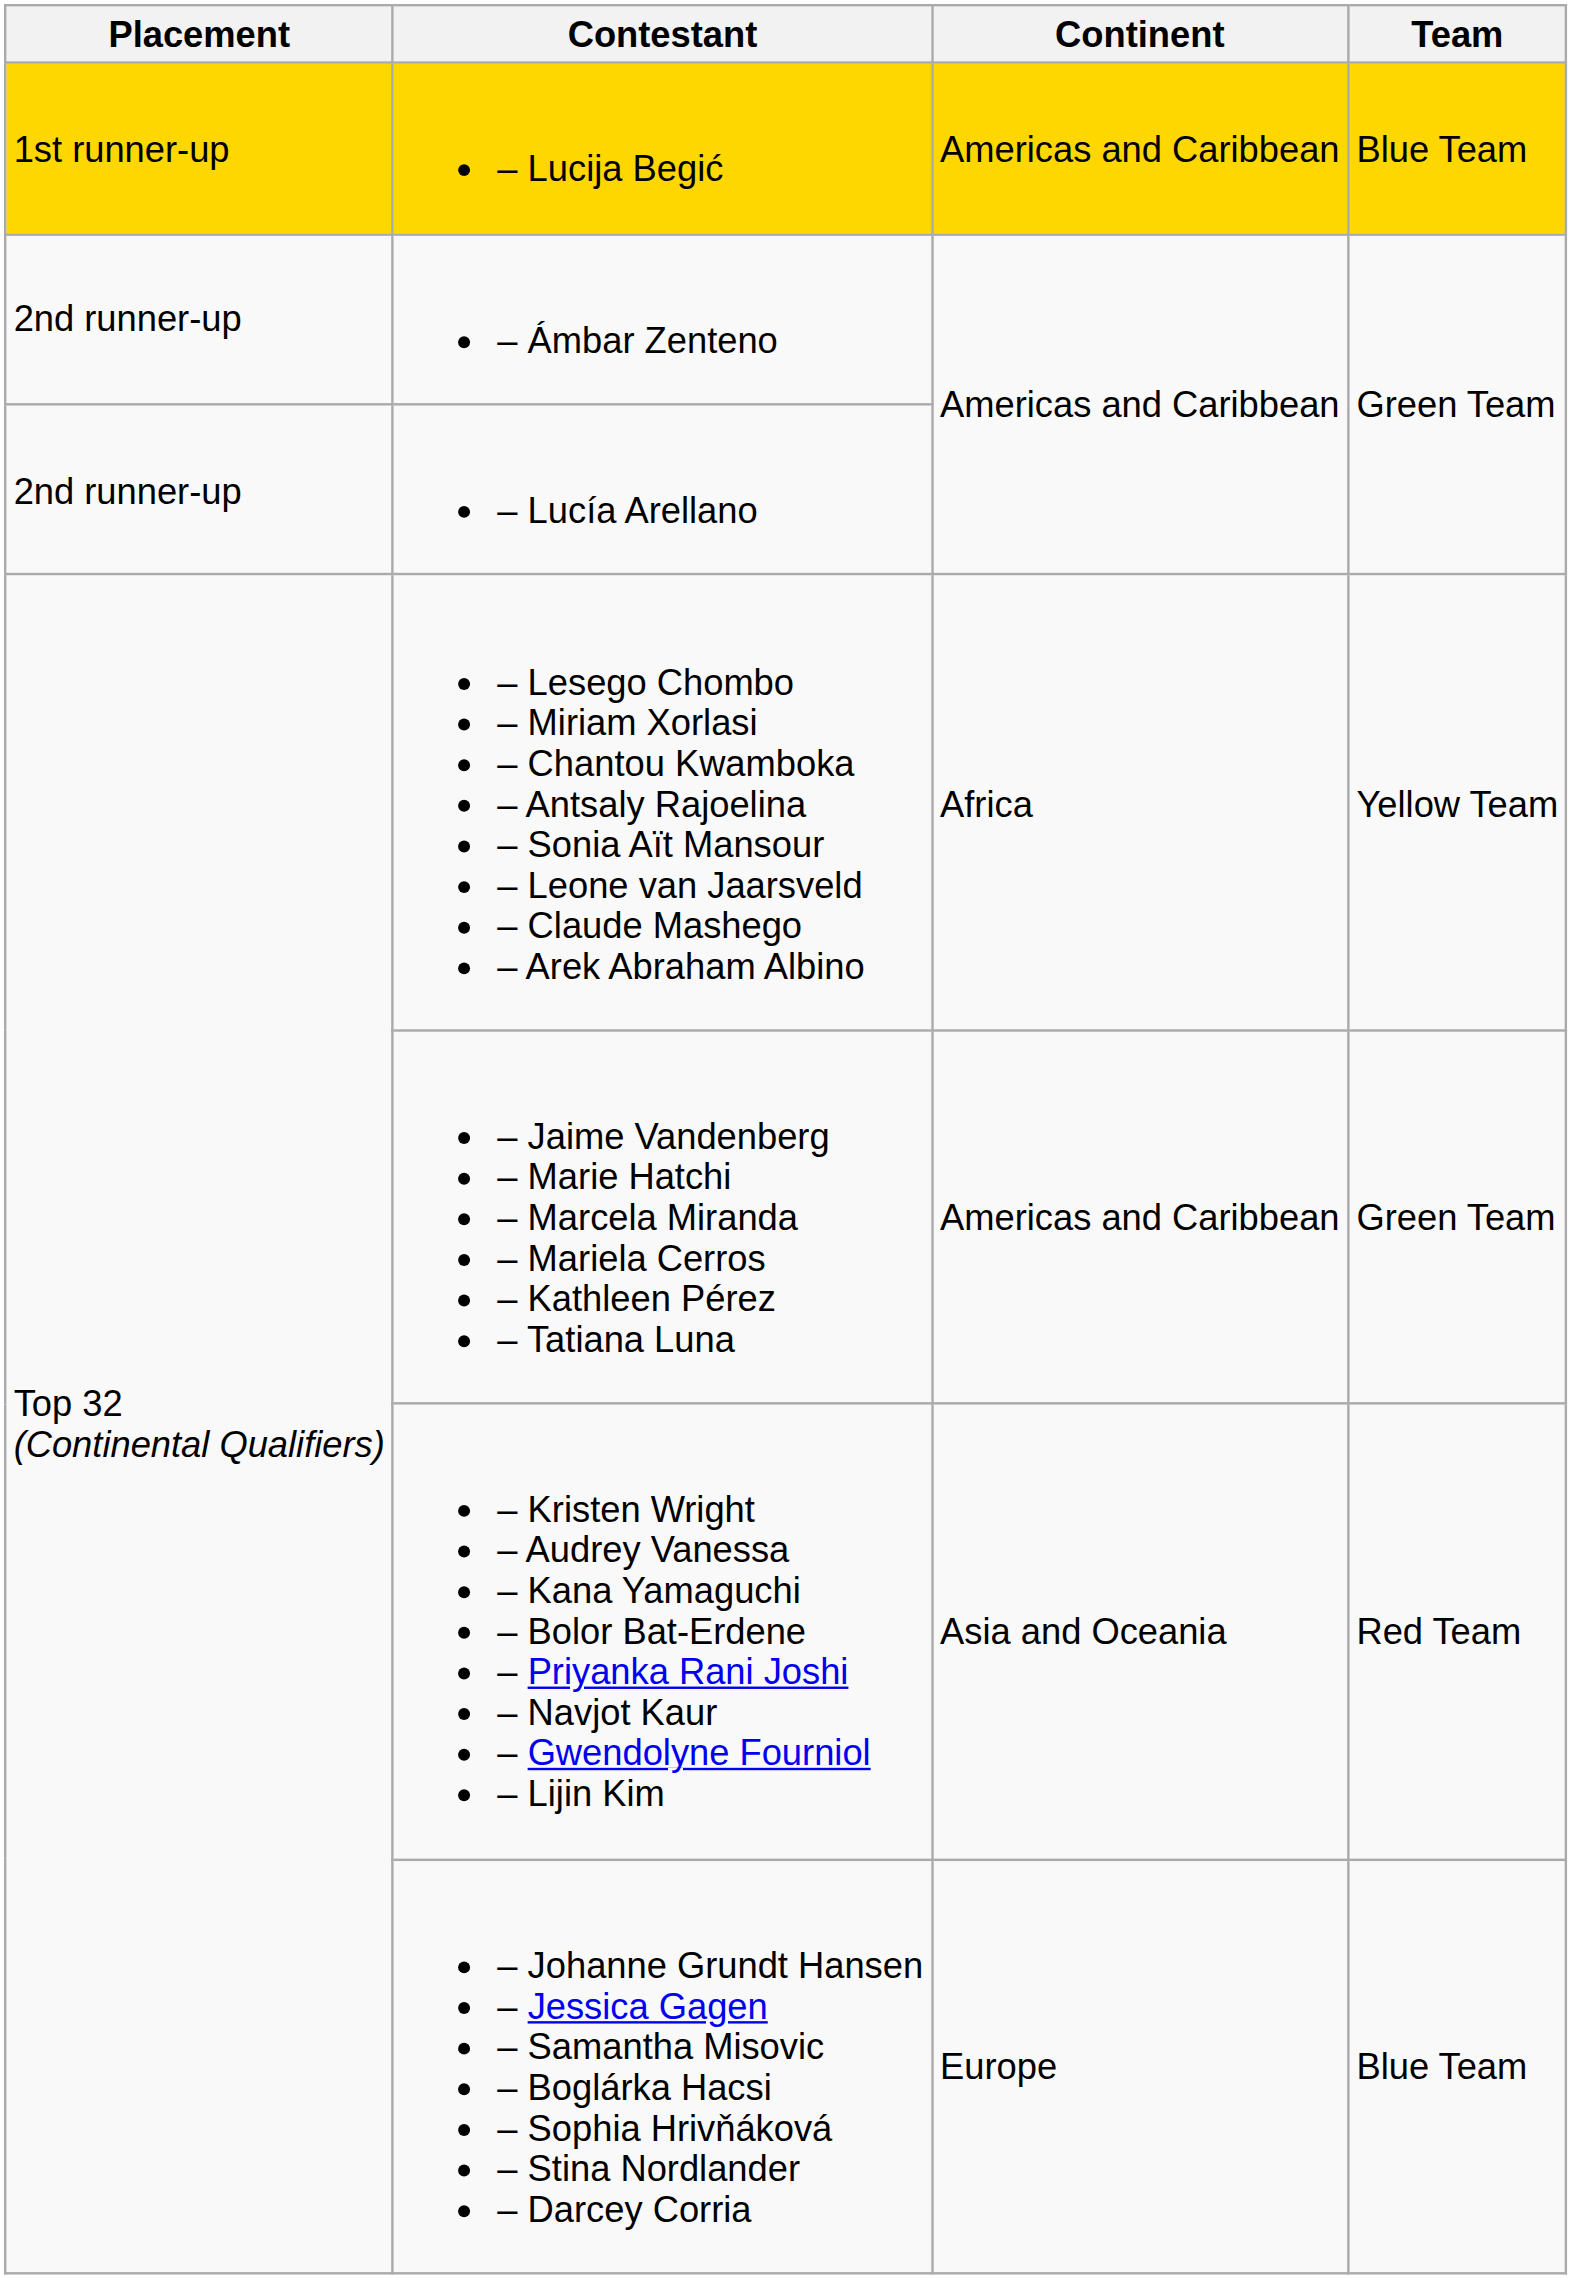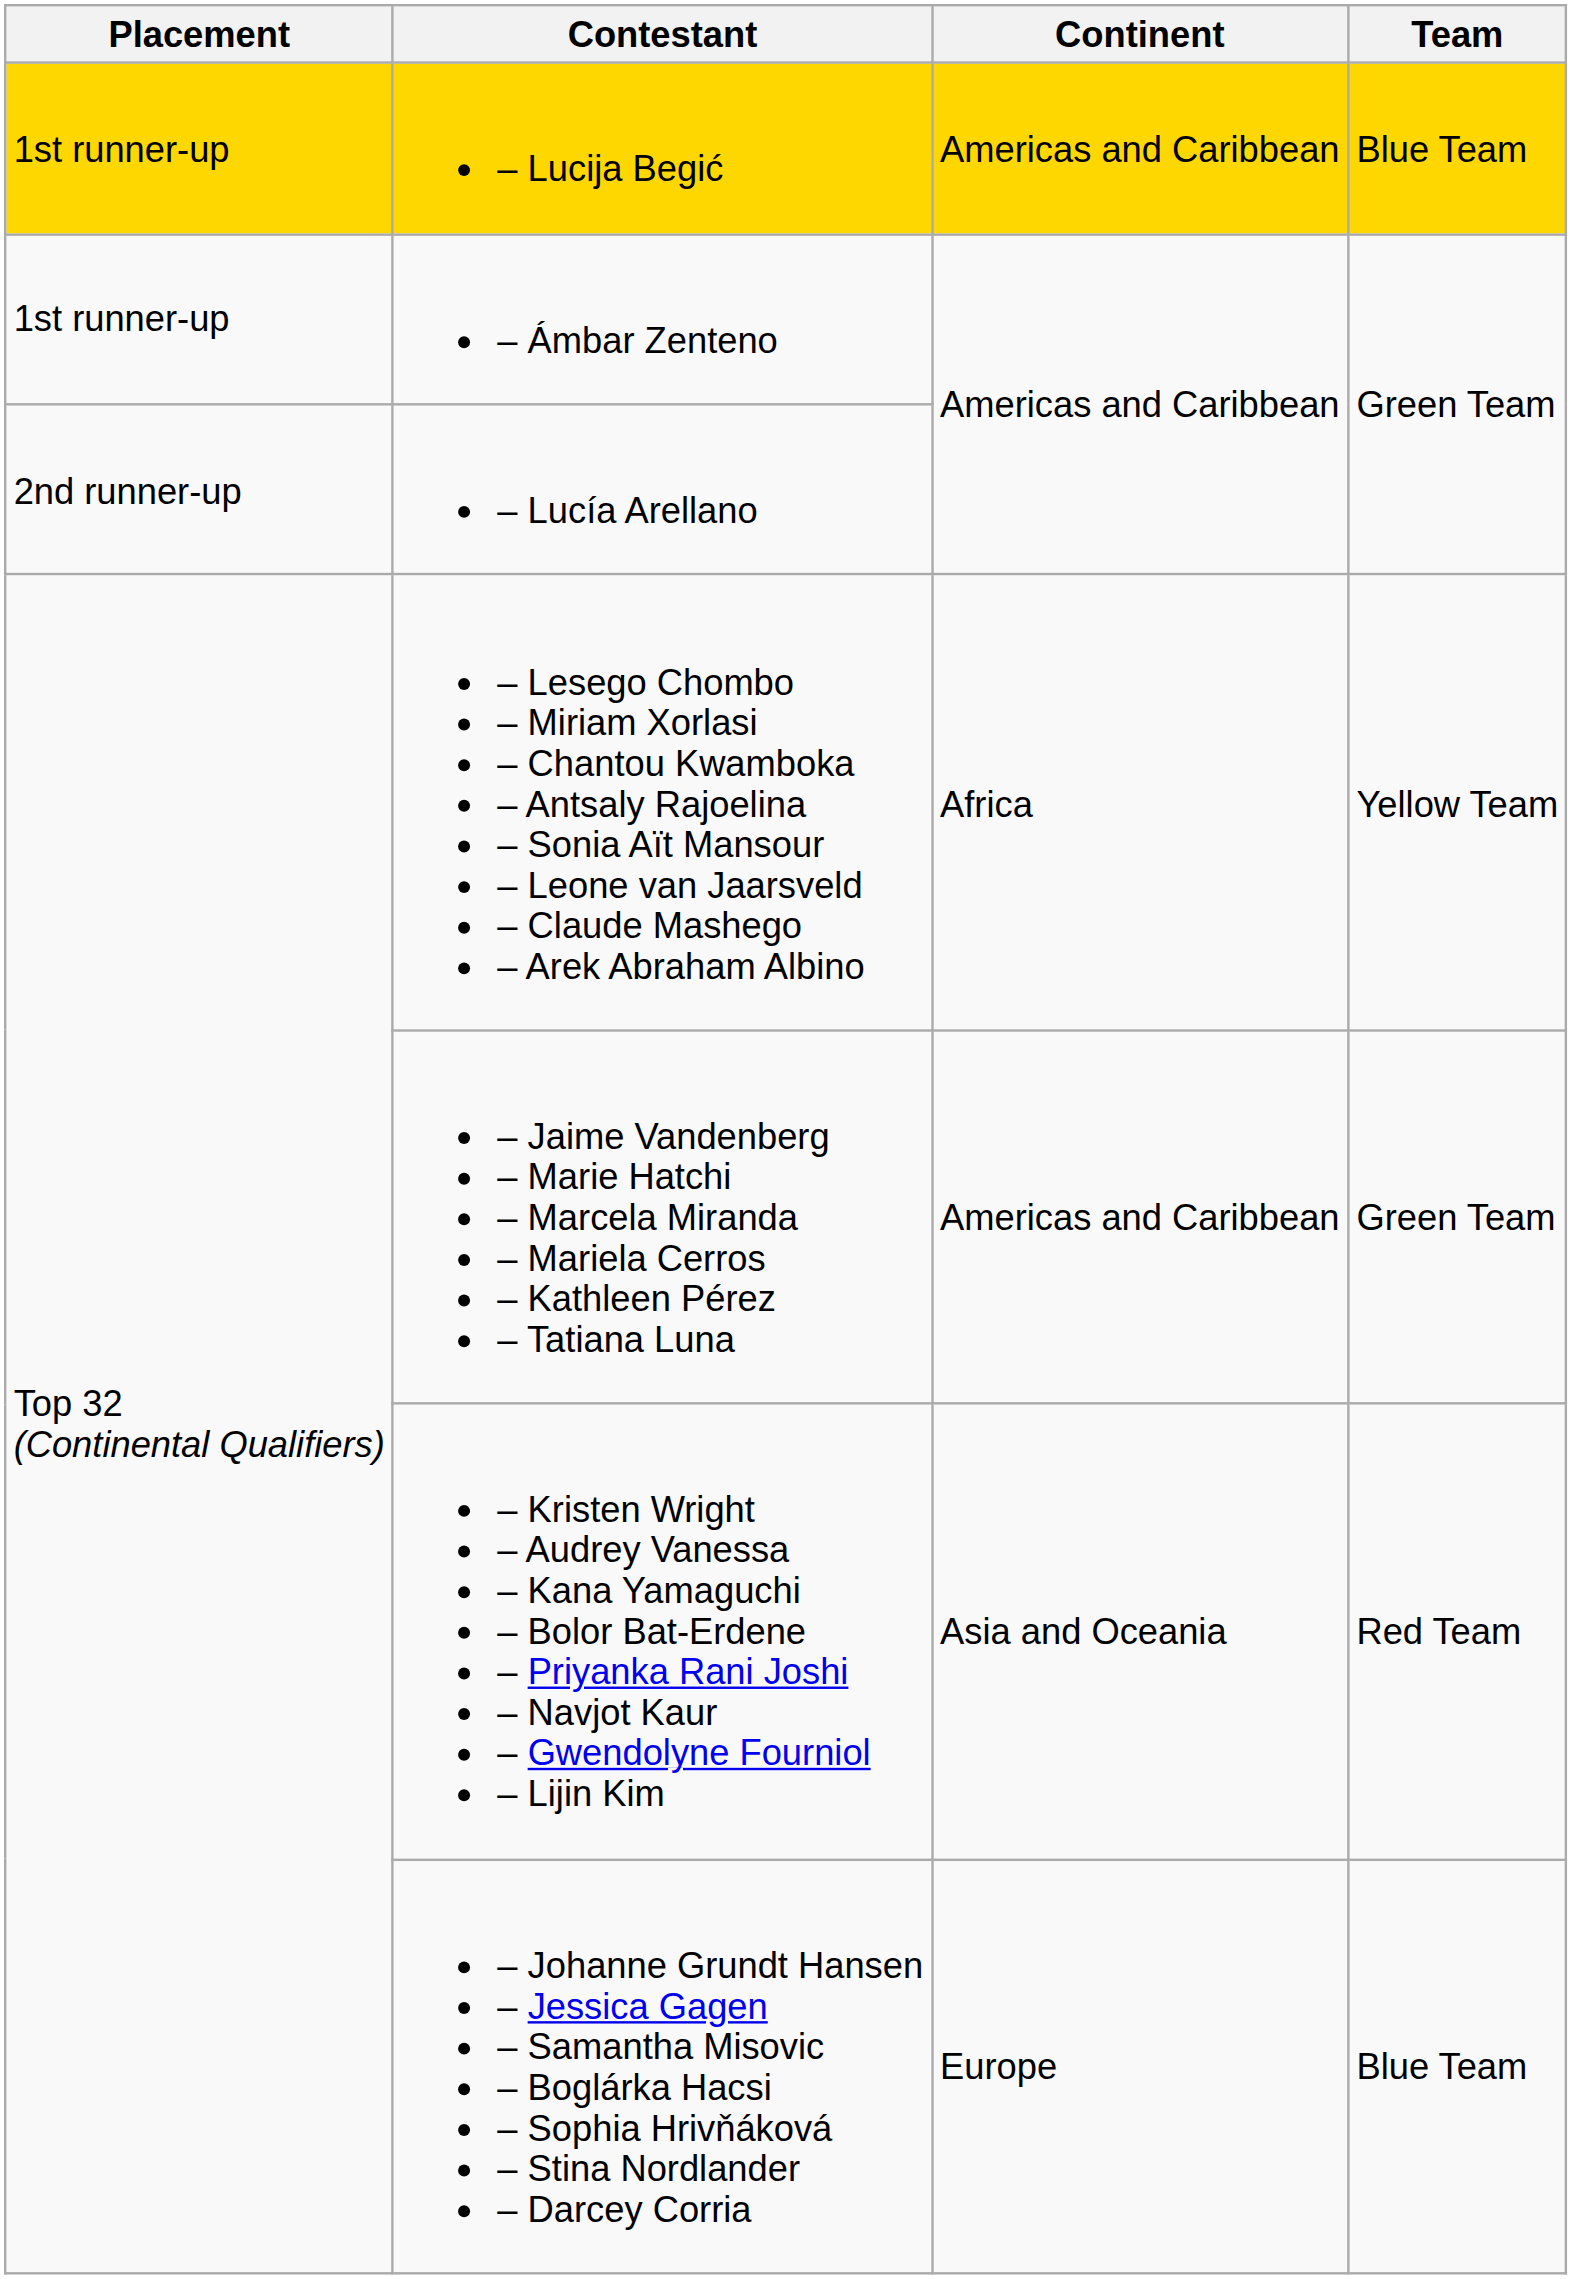(128, 319) 2nd runner-up -> (122, 319) 1st runner-up
